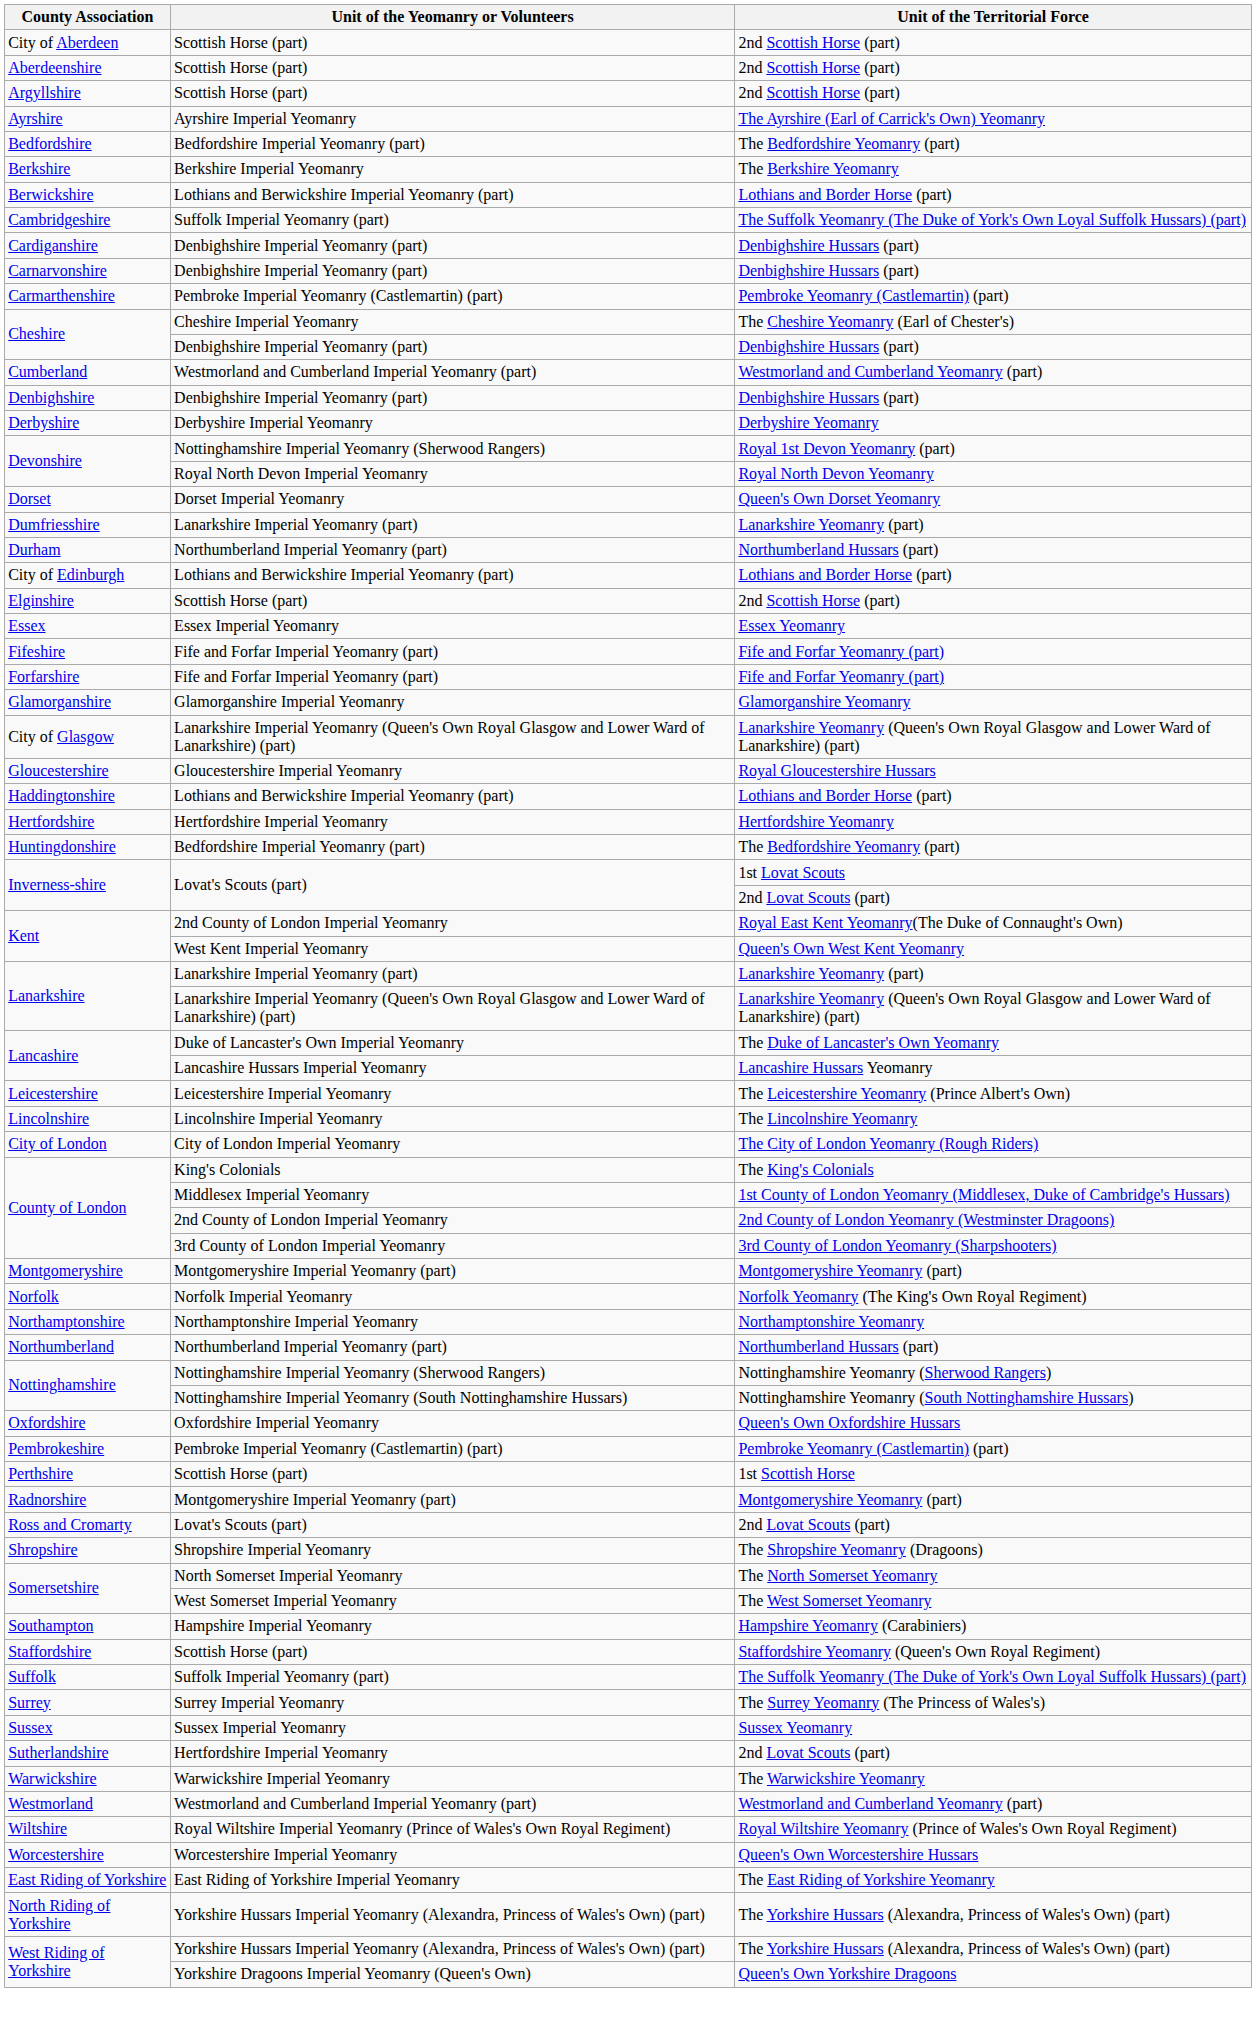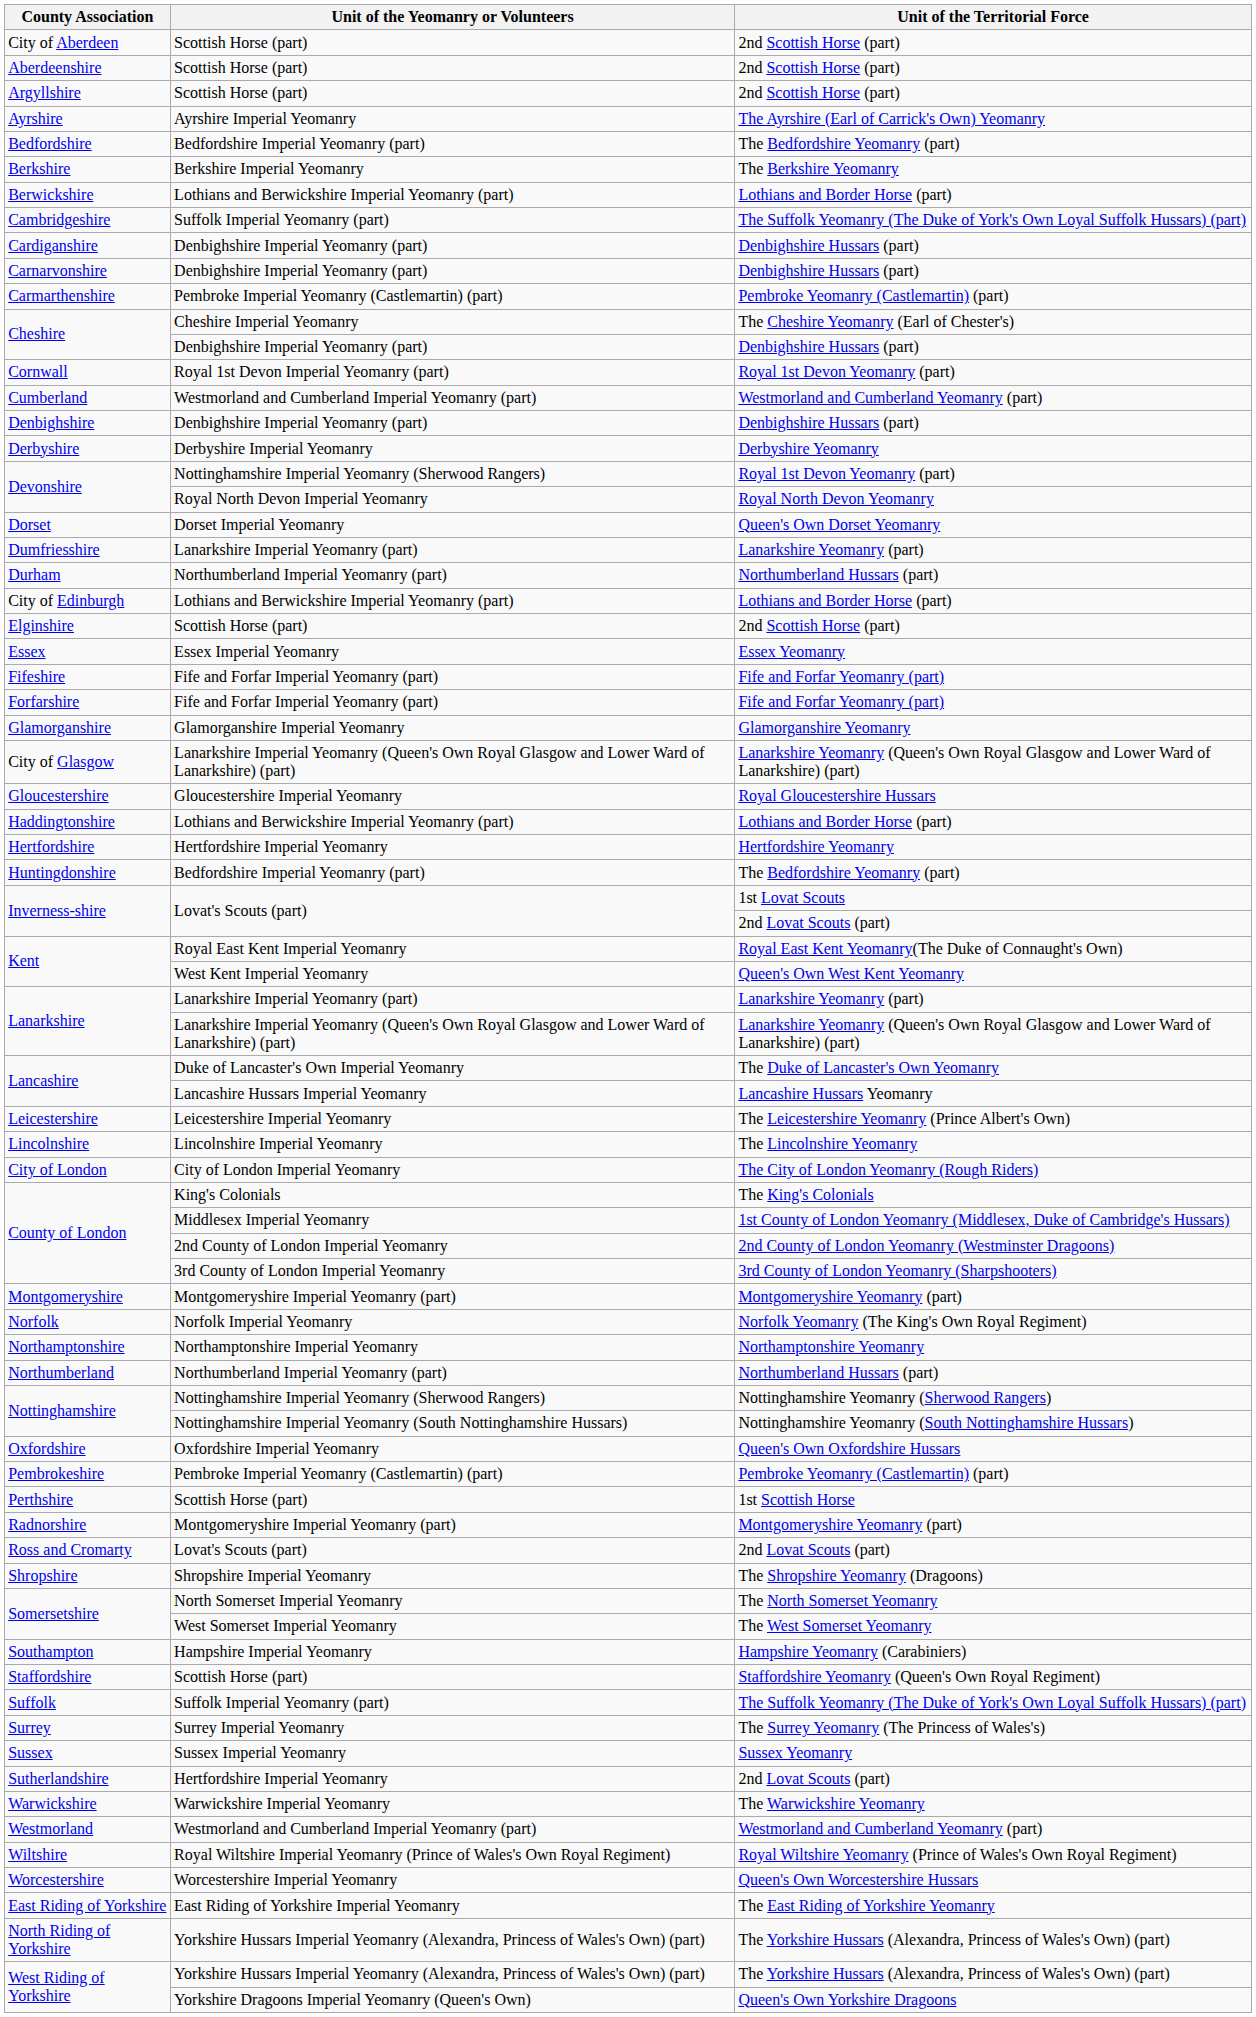+ row: (38, 372)
(311, 923) 2nd County of London Imperial Yeomanry -> (290, 948) Royal East Kent Imperial Yeomanry
